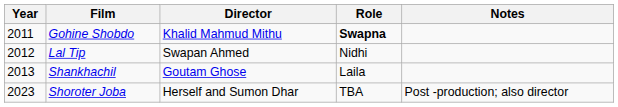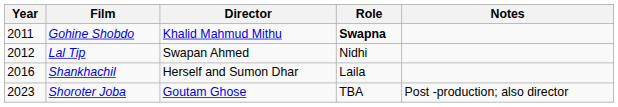(21, 72) 2013 -> (21, 72) 2016
(204, 72) Goutam Ghose -> (231, 72) Herself and Sumon Dhar
(231, 92) Herself and Sumon Dhar -> (204, 92) Goutam Ghose
